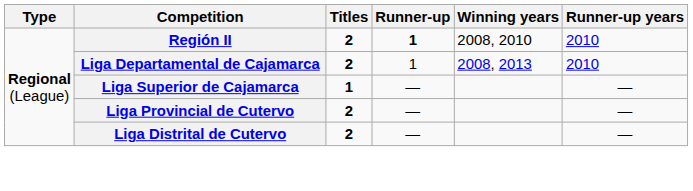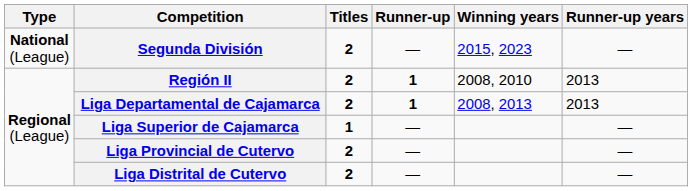+ row: (200, 48)
(582, 40) 2010 -> (582, 80) 2013
(413, 64) normal -> (413, 104) bold
(582, 64) 2010 -> (582, 104) 2013
